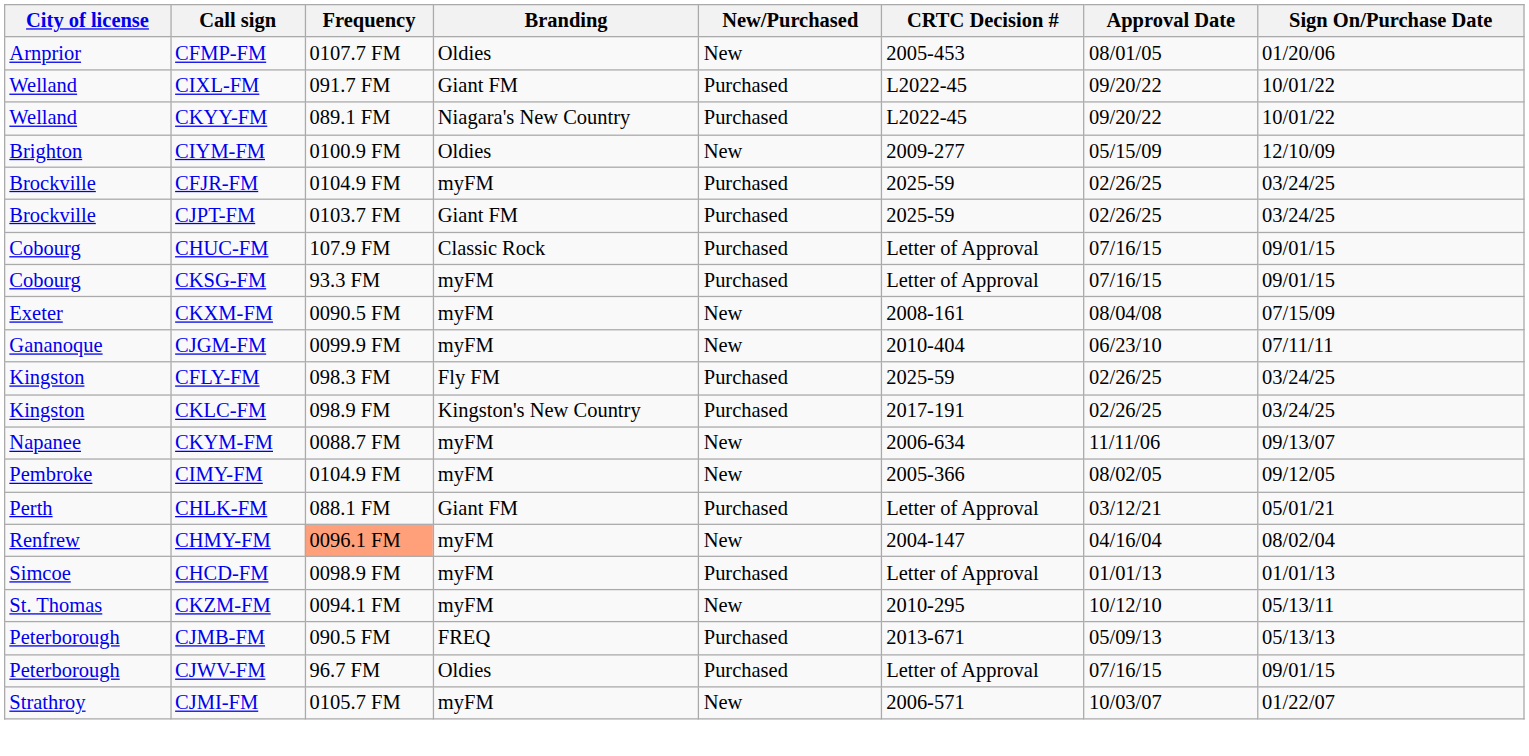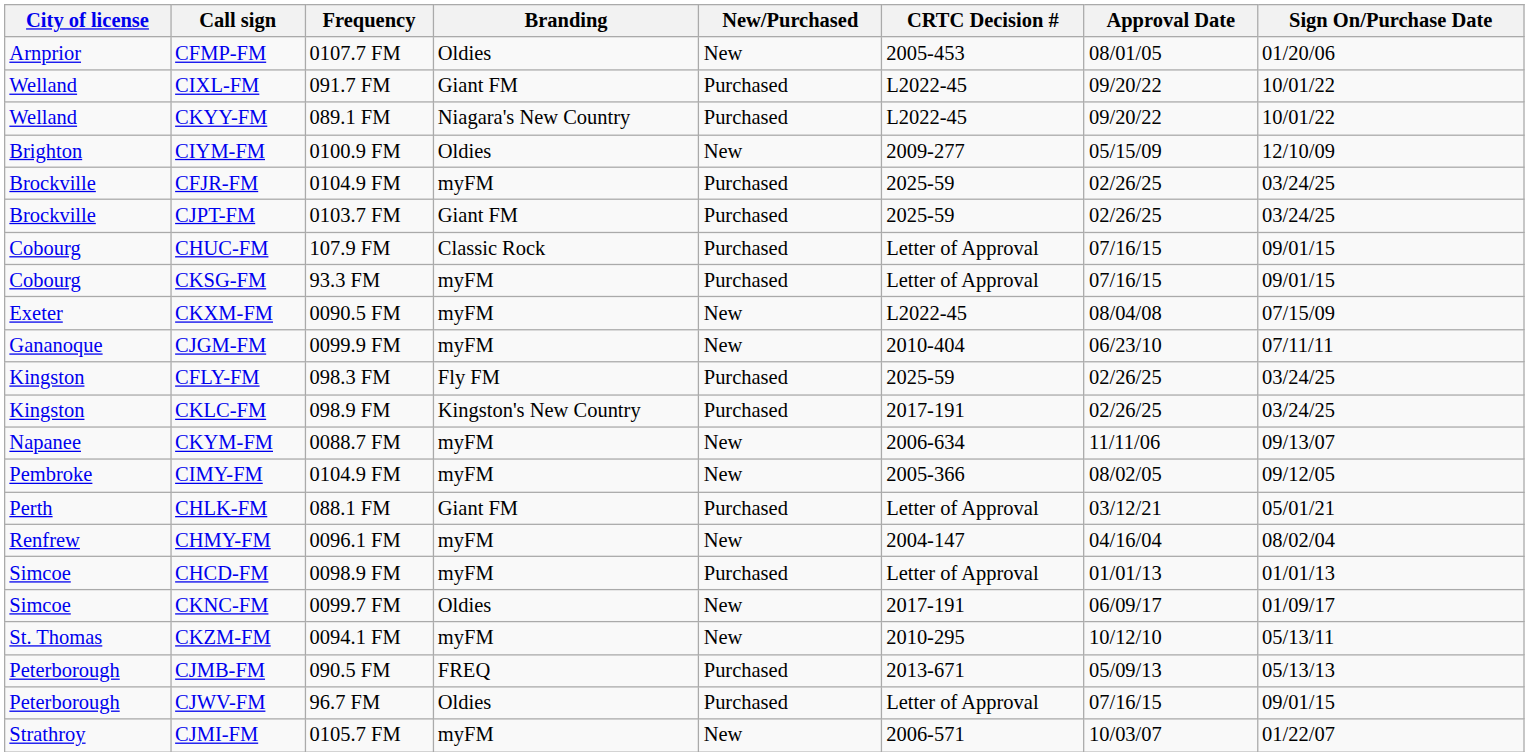(925, 313) 2008-161 -> (927, 313) L2022-45
(355, 540) lightsalmon background -> (355, 540) no background
+ row: (222, 605)
